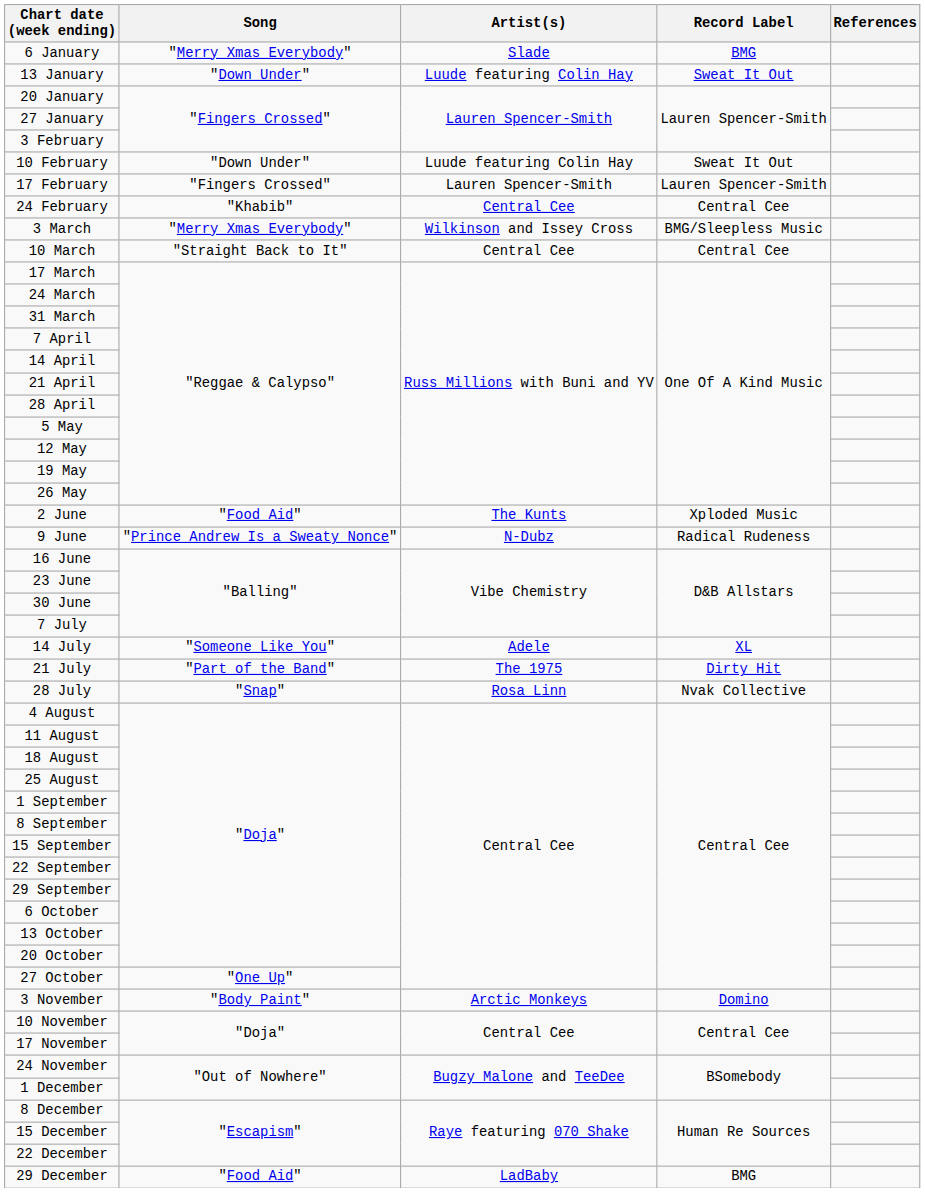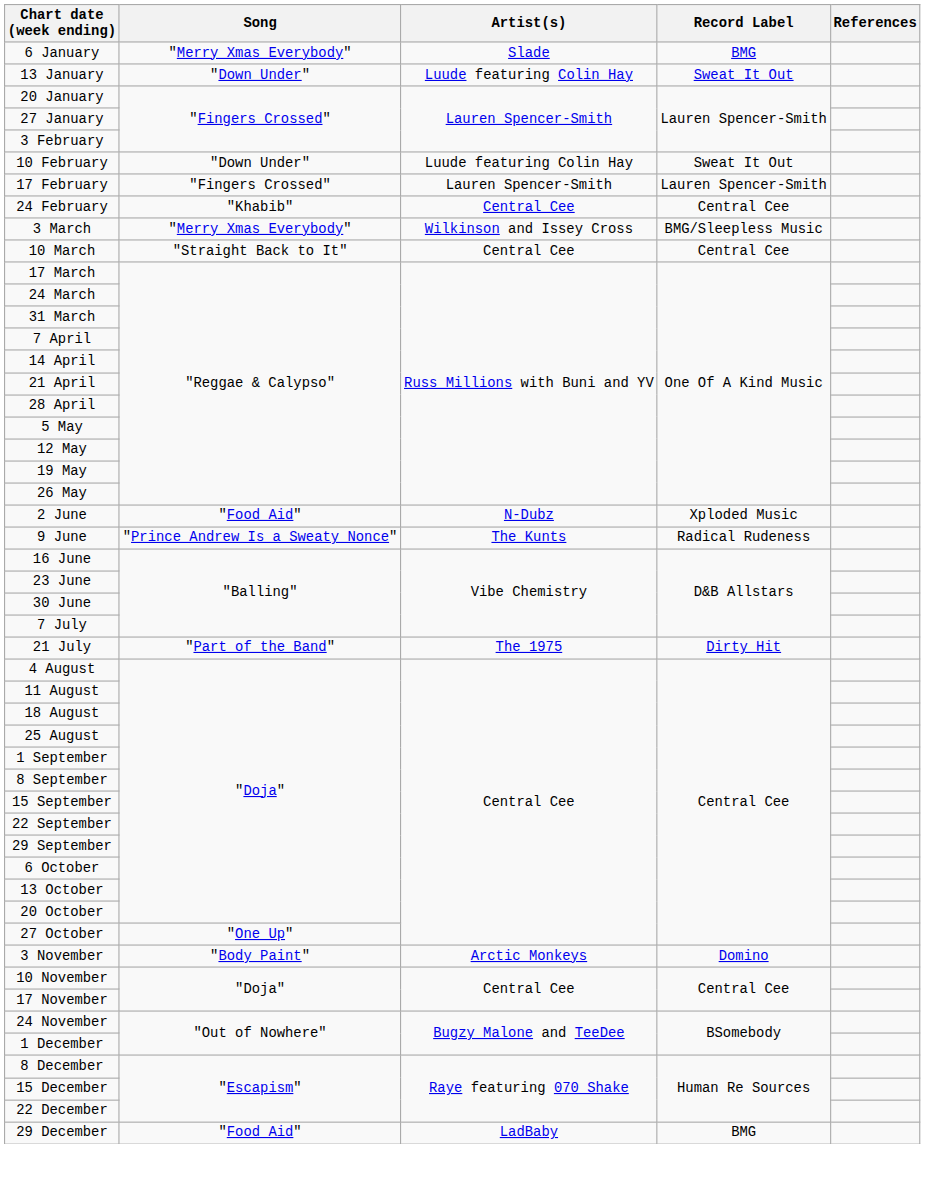(529, 515) The Kunts -> (529, 515) N-Dubz
(529, 537) N-Dubz -> (529, 537) The Kunts
- row: (62, 648)
- row: (62, 692)
